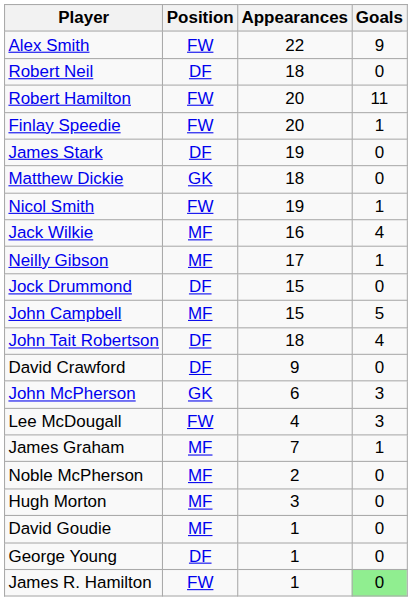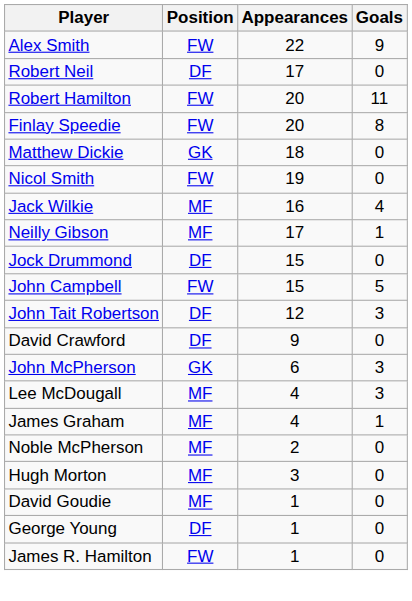(295, 71) 18 -> (295, 71) 17
(379, 125) 1 -> (379, 125) 8
- row: (56, 152)
(379, 206) 1 -> (379, 179) 0
(200, 313) MF -> (200, 286) FW
(295, 340) 18 -> (295, 313) 12
(379, 340) 4 -> (379, 313) 3
(200, 421) FW -> (200, 394) MF
(295, 448) 7 -> (295, 421) 4
(379, 582) lightgreen background -> (379, 555) no background
